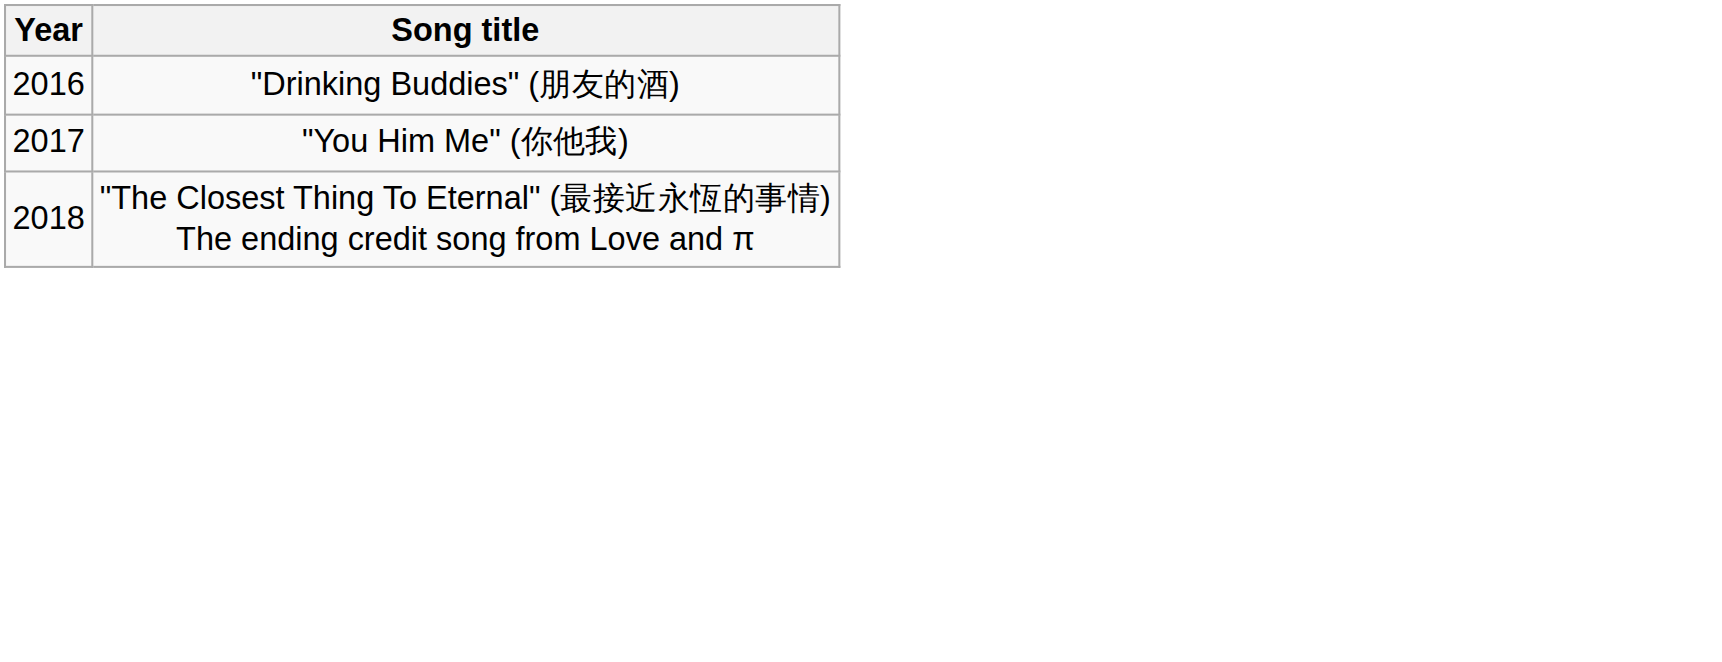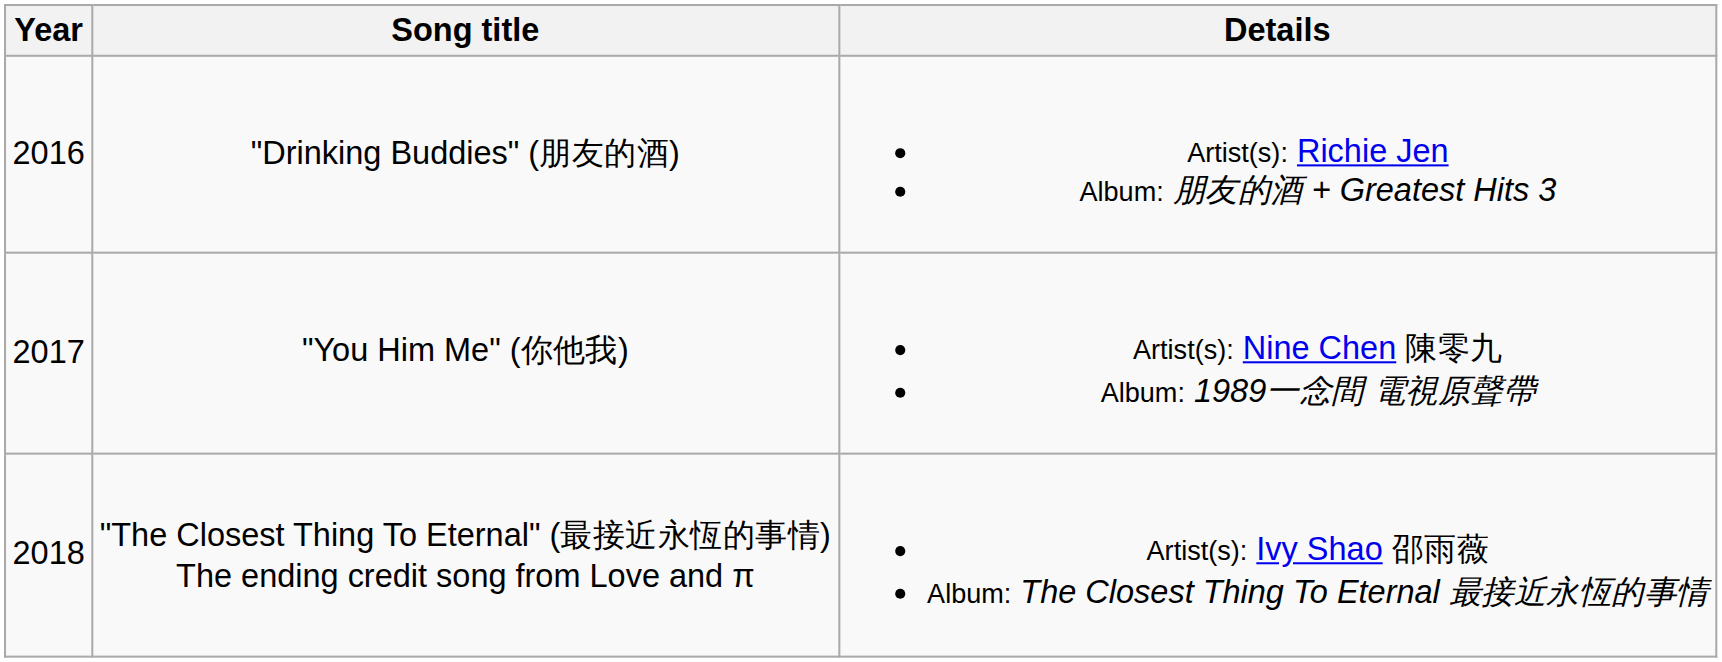+ column: (1277, 30)
